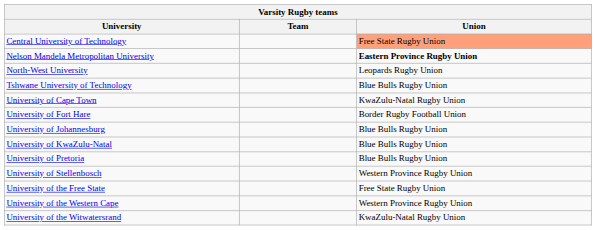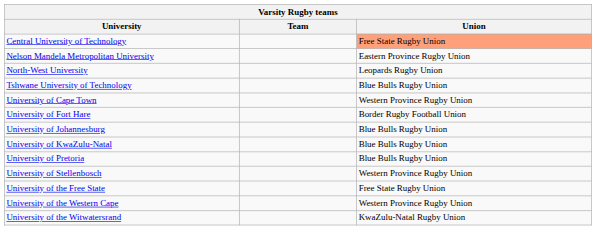(418, 56) bold -> (414, 56) normal
(412, 100) KwaZulu-Natal Rugby Union -> (415, 100) Western Province Rugby Union
